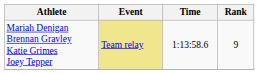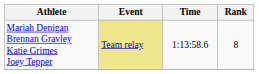(236, 45) 9 -> (236, 45) 8
